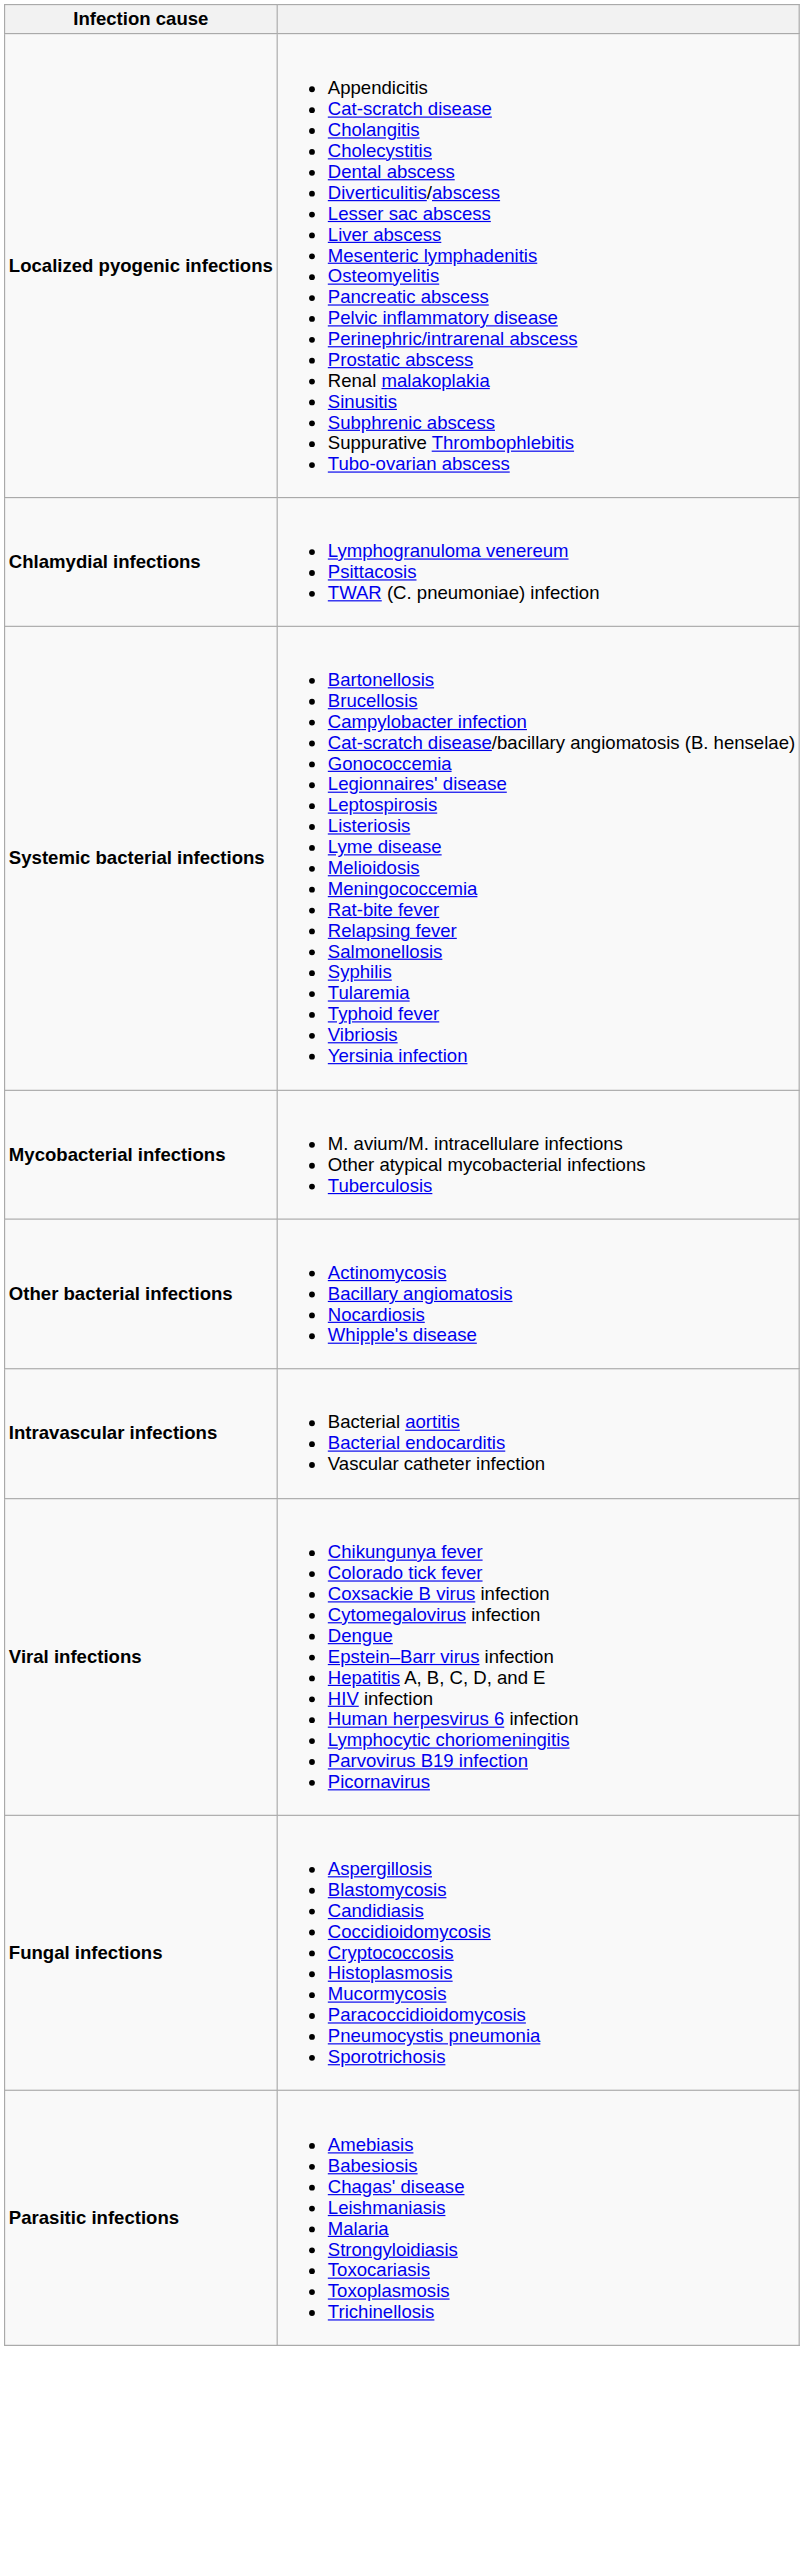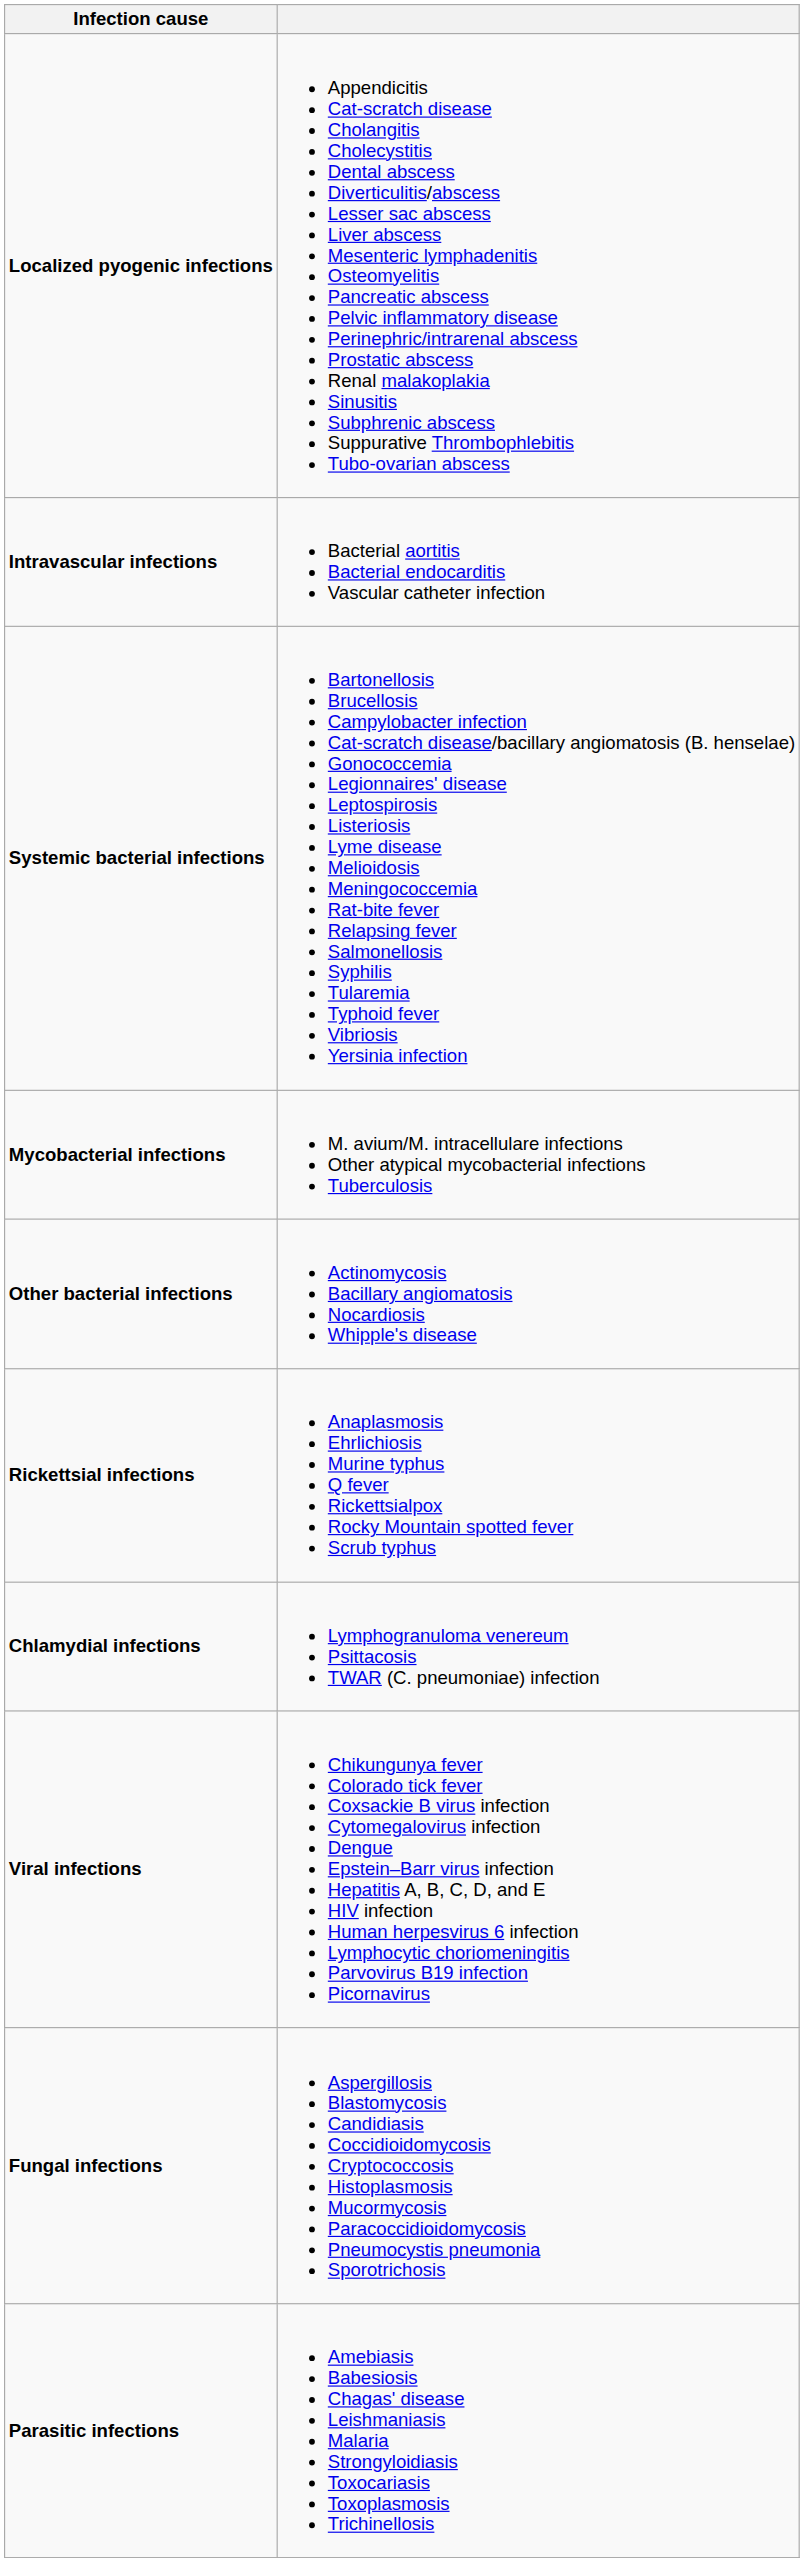rows swapped: (113, 1433) <-> (105, 561)
+ row: (102, 1475)
